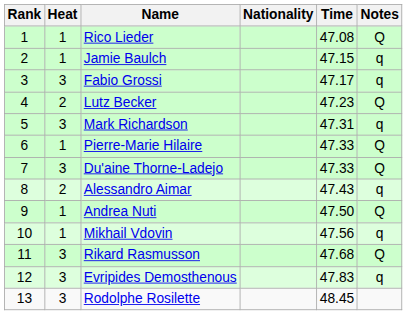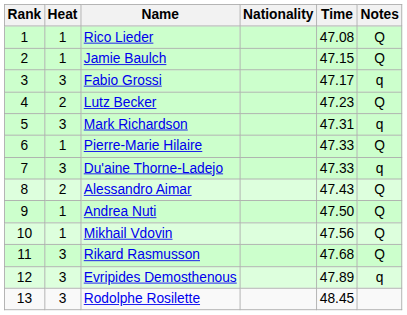(380, 59) q -> (380, 59) Q
(380, 168) Q -> (380, 168) q
(380, 189) q -> (380, 189) Q
(380, 233) q -> (380, 233) Q
(337, 277) 47.83 -> (337, 277) 47.89
